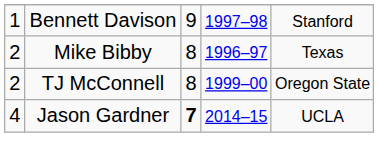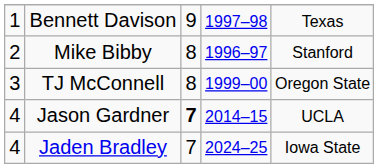(323, 20) Stanford -> (323, 20) Texas
(323, 52) Texas -> (323, 52) Stanford
(15, 83) 2 -> (15, 83) 3
+ row: (103, 147)
